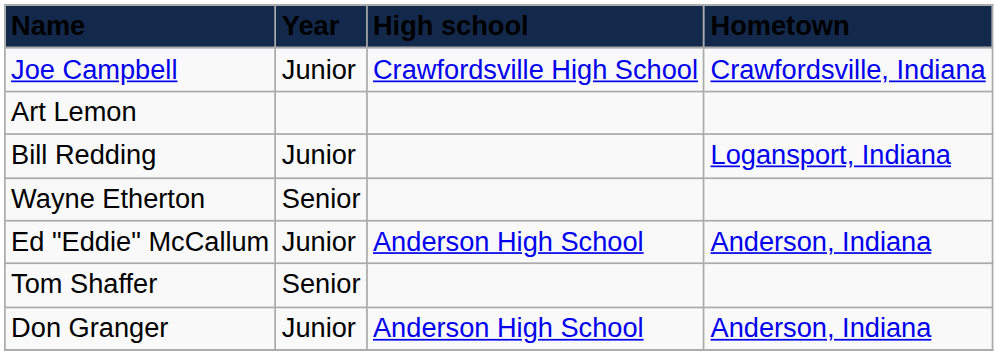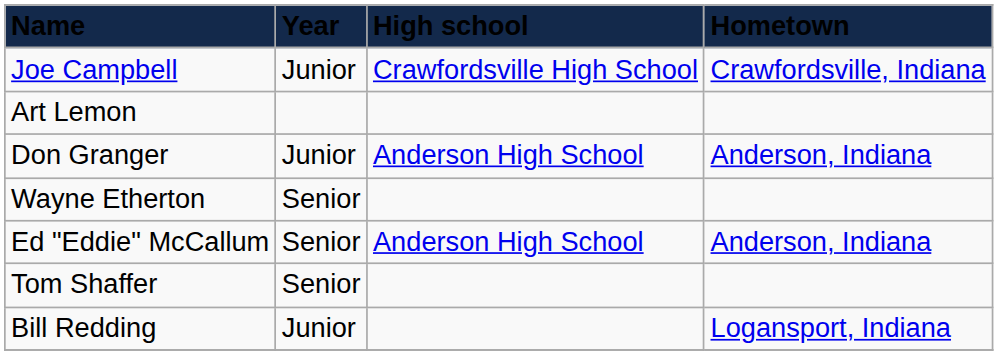rows swapped: (84, 155) <-> (90, 328)
(319, 241) Junior -> (321, 241) Senior
